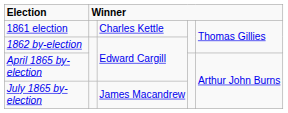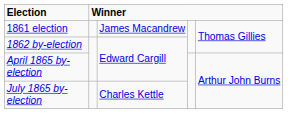(131, 28) Charles Kettle -> (142, 28) James Macandrew
(142, 94) James Macandrew -> (131, 94) Charles Kettle
